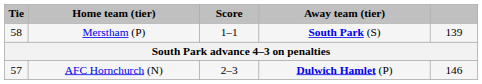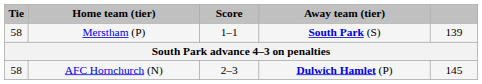(16, 70) 57 -> (16, 70) 58
(454, 70) 146 -> (454, 70) 145
